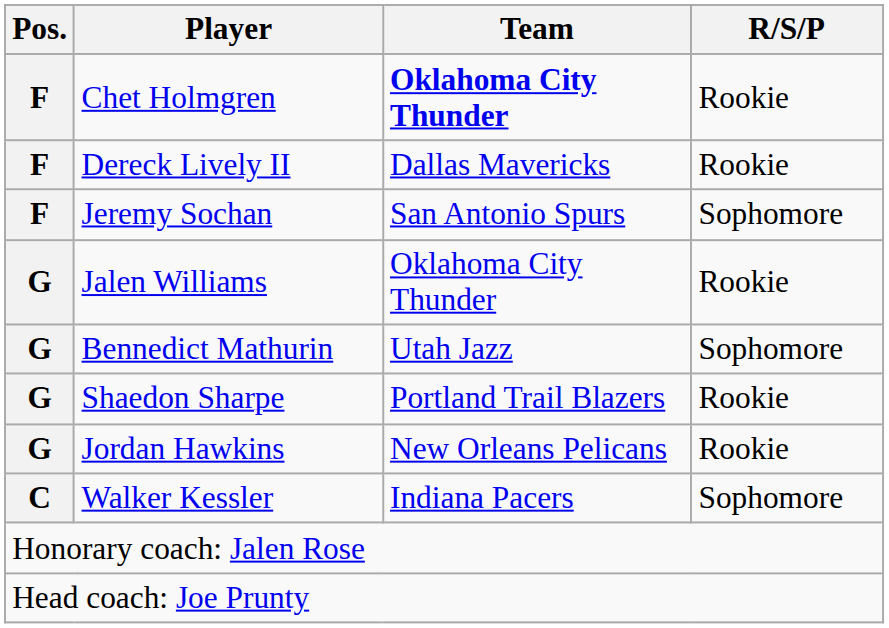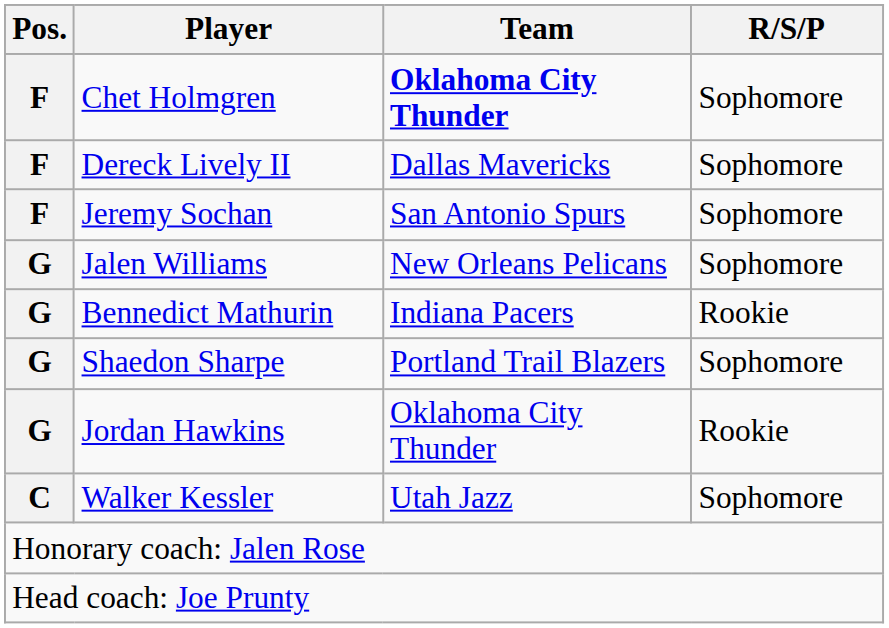(744, 96) Rookie -> (771, 96) Sophomore
(744, 164) Rookie -> (771, 164) Sophomore
(486, 281) Oklahoma City Thunder -> (528, 263) New Orleans Pelicans
(744, 281) Rookie -> (771, 263) Sophomore
(451, 348) Utah Jazz -> (482, 313) Indiana Pacers
(771, 348) Sophomore -> (744, 313) Rookie
(744, 398) Rookie -> (771, 363) Sophomore
(528, 448) New Orleans Pelicans -> (486, 430) Oklahoma City Thunder
(482, 497) Indiana Pacers -> (451, 497) Utah Jazz
